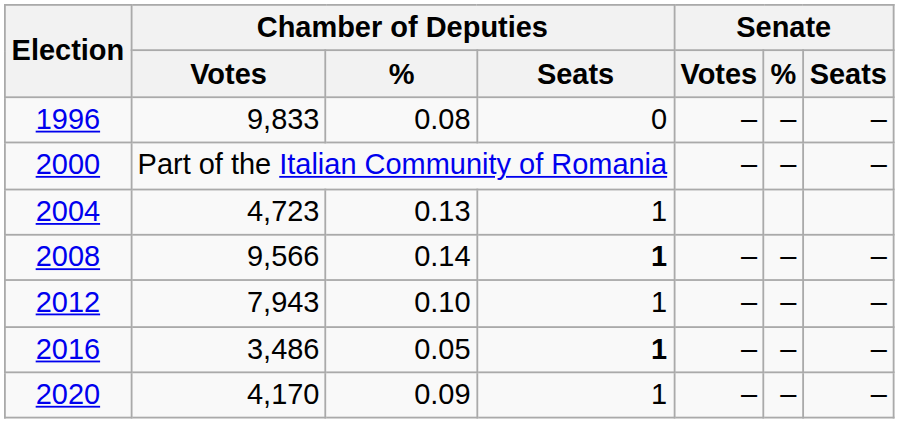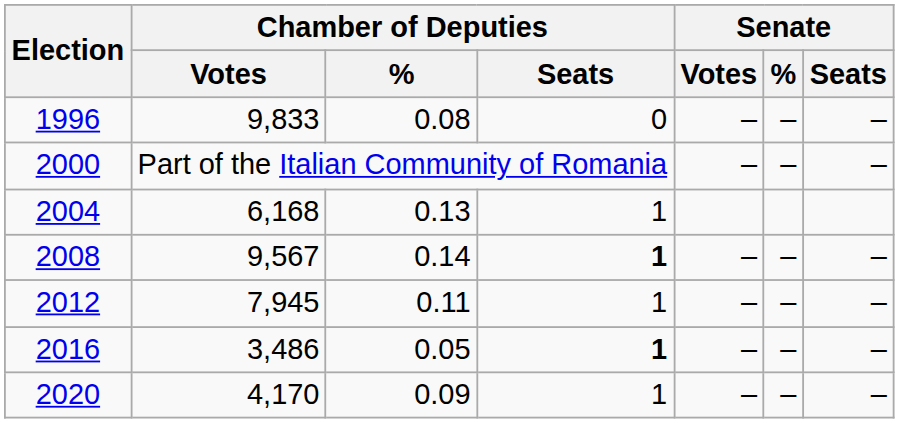(283, 211) 4,723 -> (283, 211) 6,168
(283, 257) 9,566 -> (283, 257) 9,567
(283, 303) 7,943 -> (283, 303) 7,945
(442, 303) 0.10 -> (443, 303) 0.11
